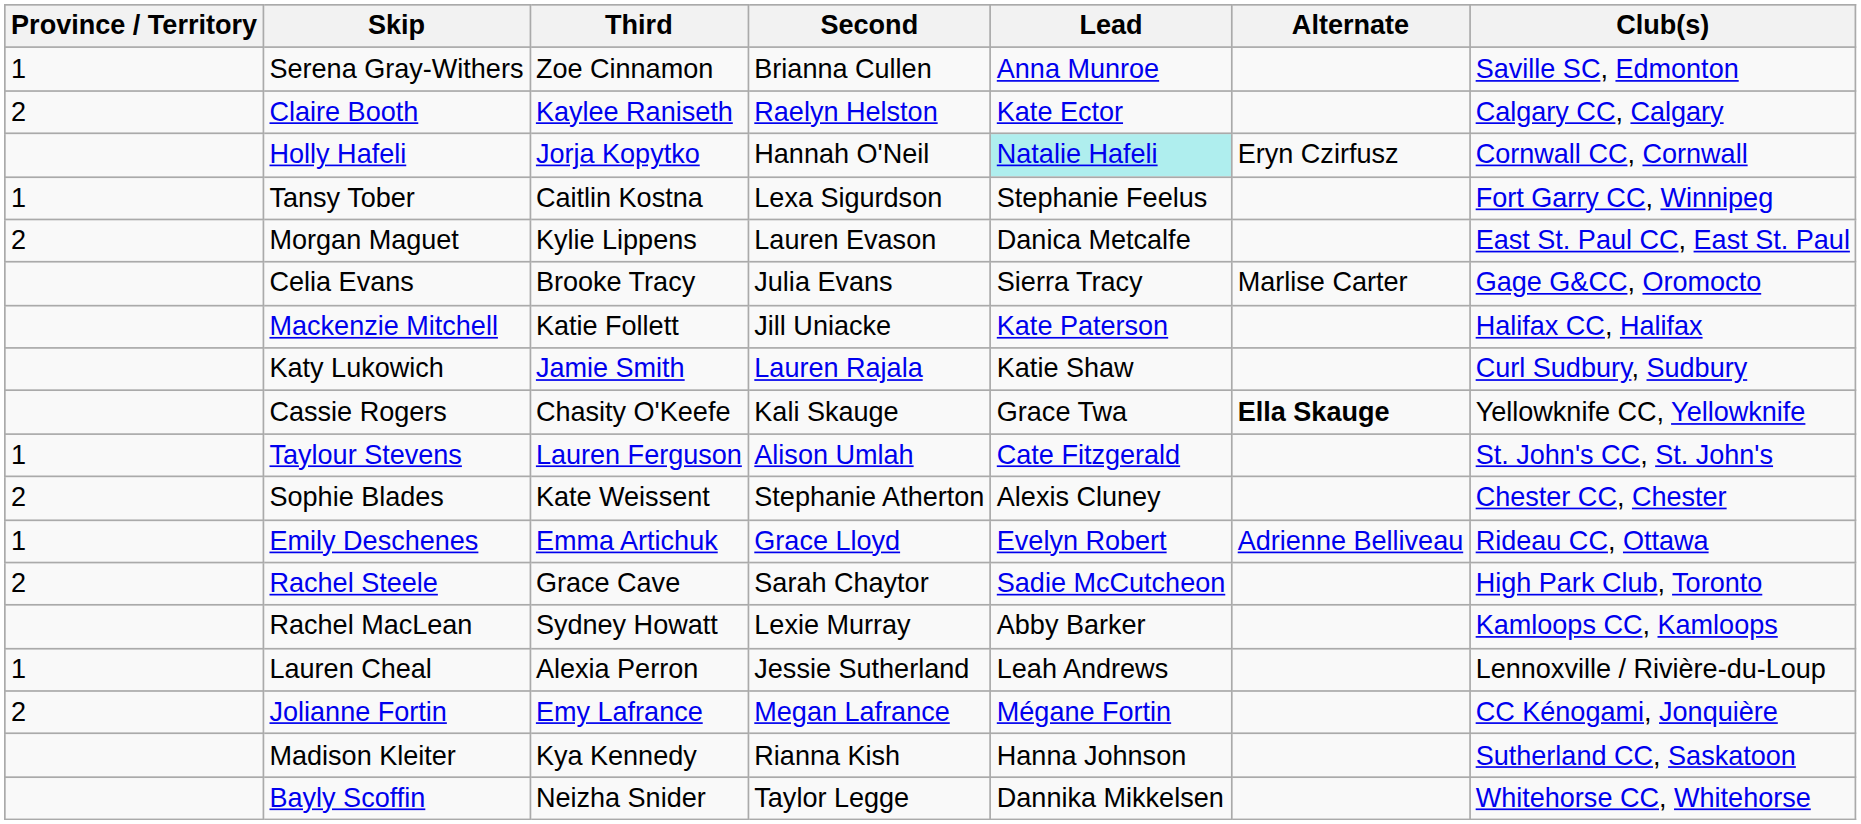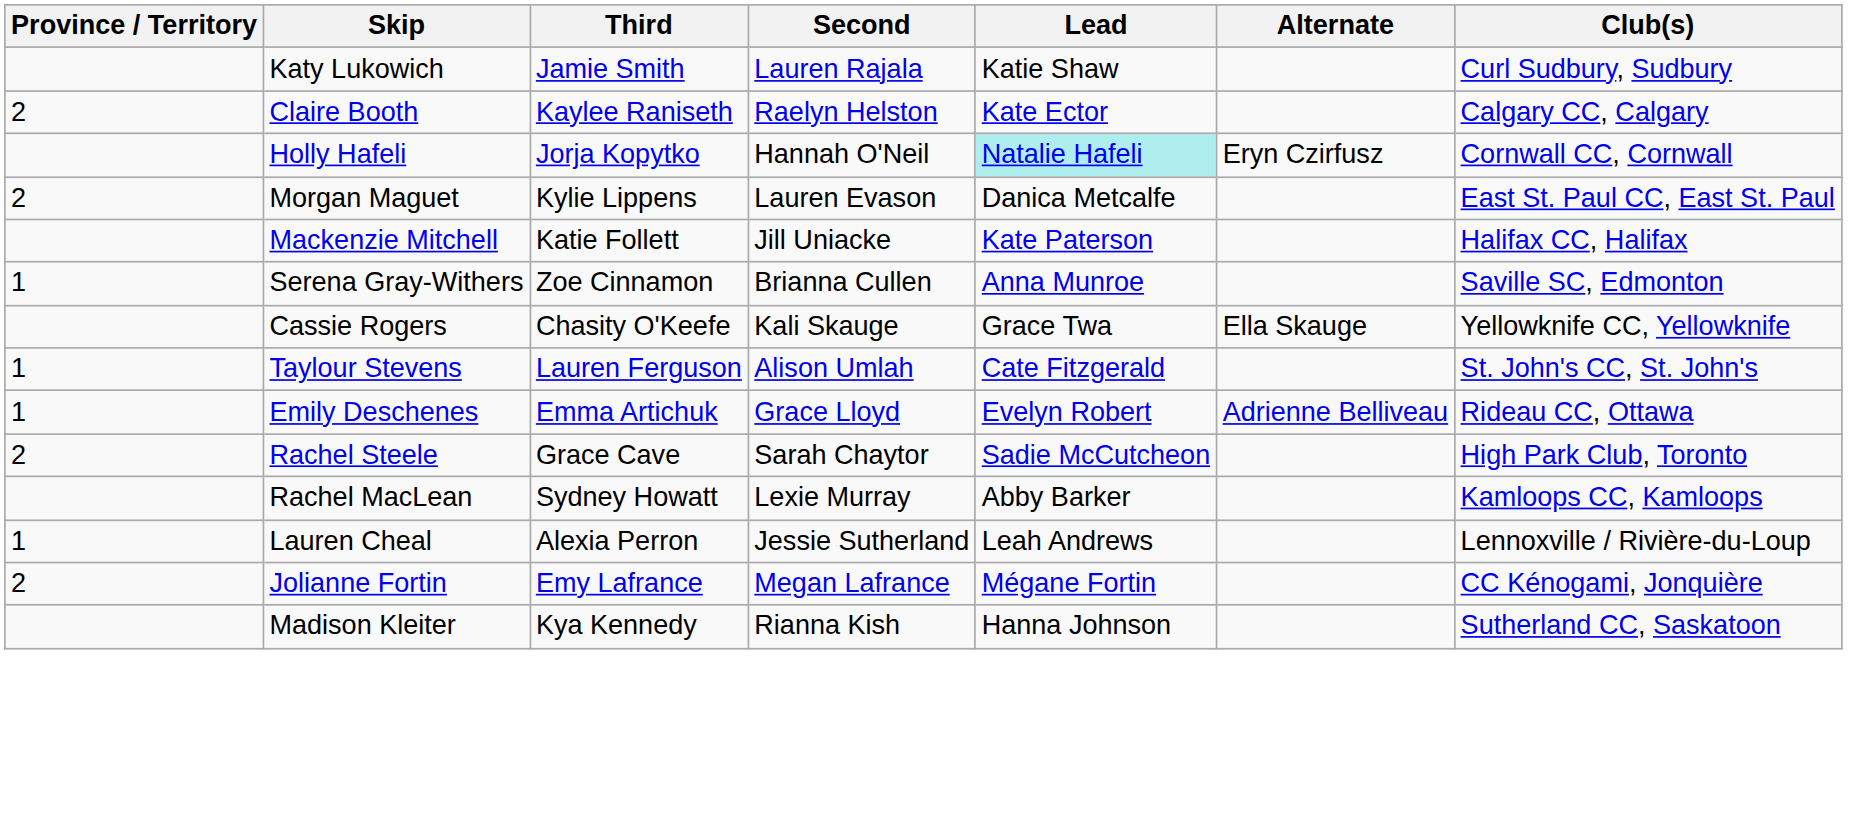rows swapped: (396, 68) <-> (357, 369)
- row: (342, 197)
- row: (342, 283)
(1314, 411) bold -> (1295, 326) normal
- row: (357, 497)
- row: (347, 797)
